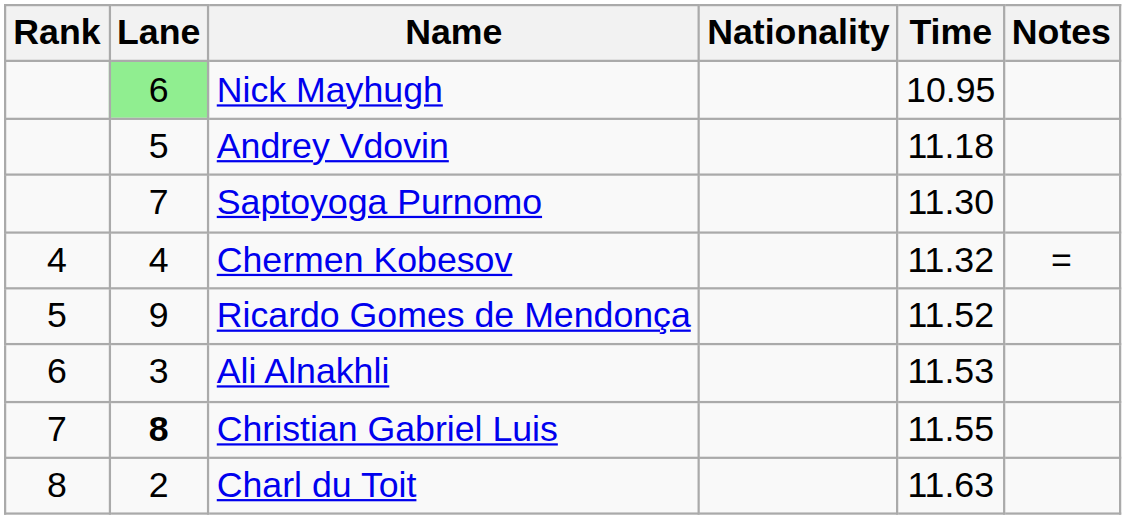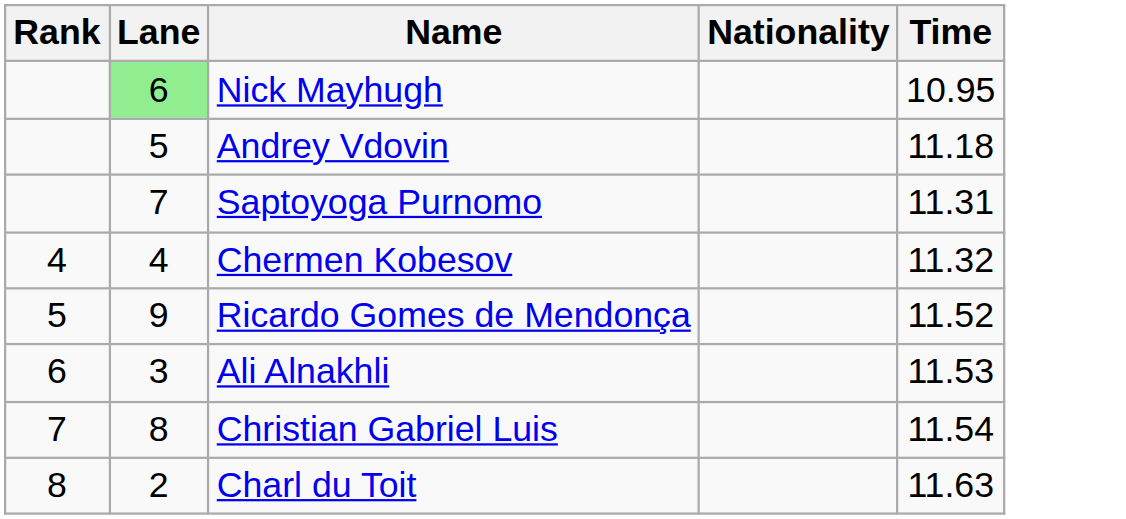- column: (1061, 32)
(951, 202) 11.30 -> (951, 202) 11.31
(159, 428) bold -> (159, 428) normal
(951, 428) 11.55 -> (951, 428) 11.54
